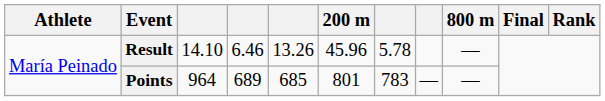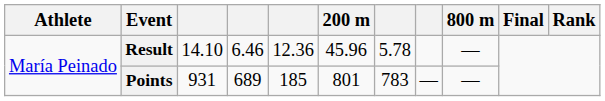(293, 50) 13.26 -> (293, 50) 12.36
(202, 80) 964 -> (202, 80) 931
(293, 80) 685 -> (293, 80) 185
